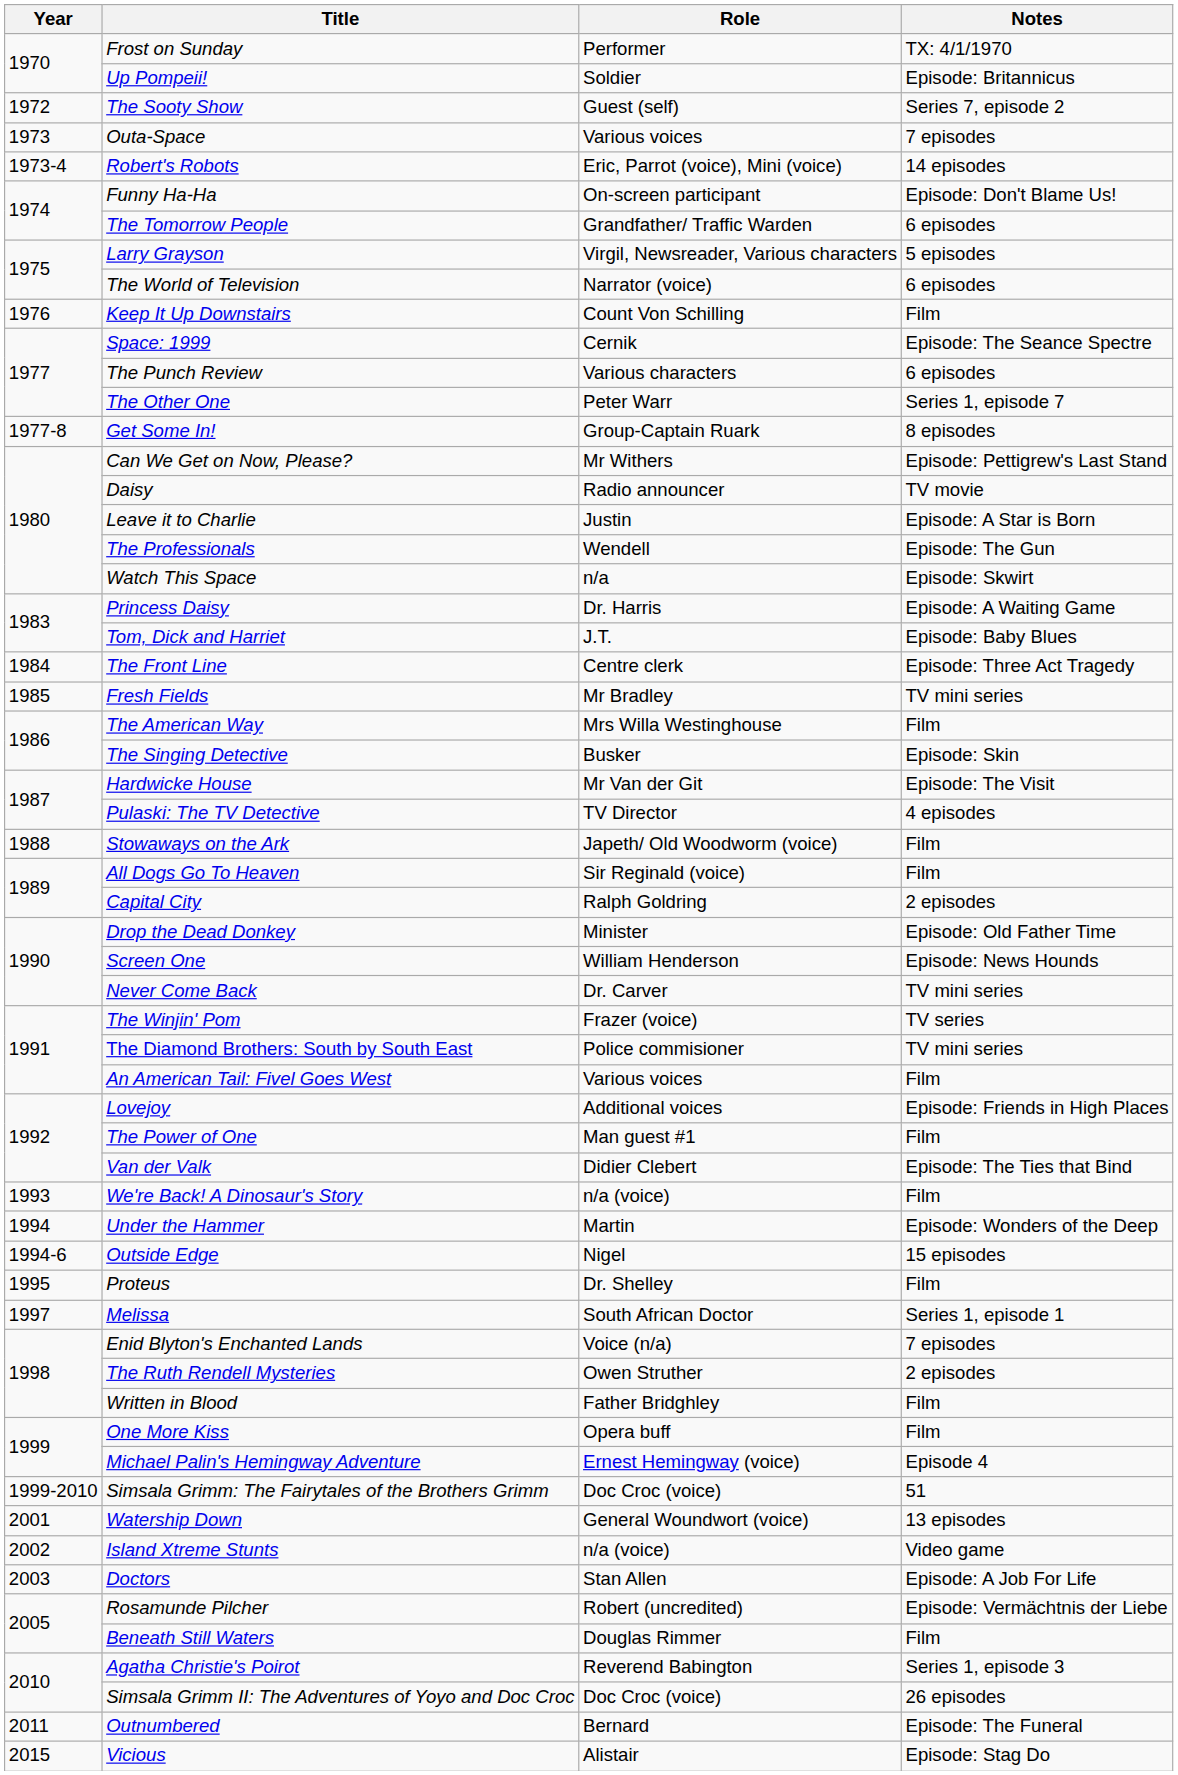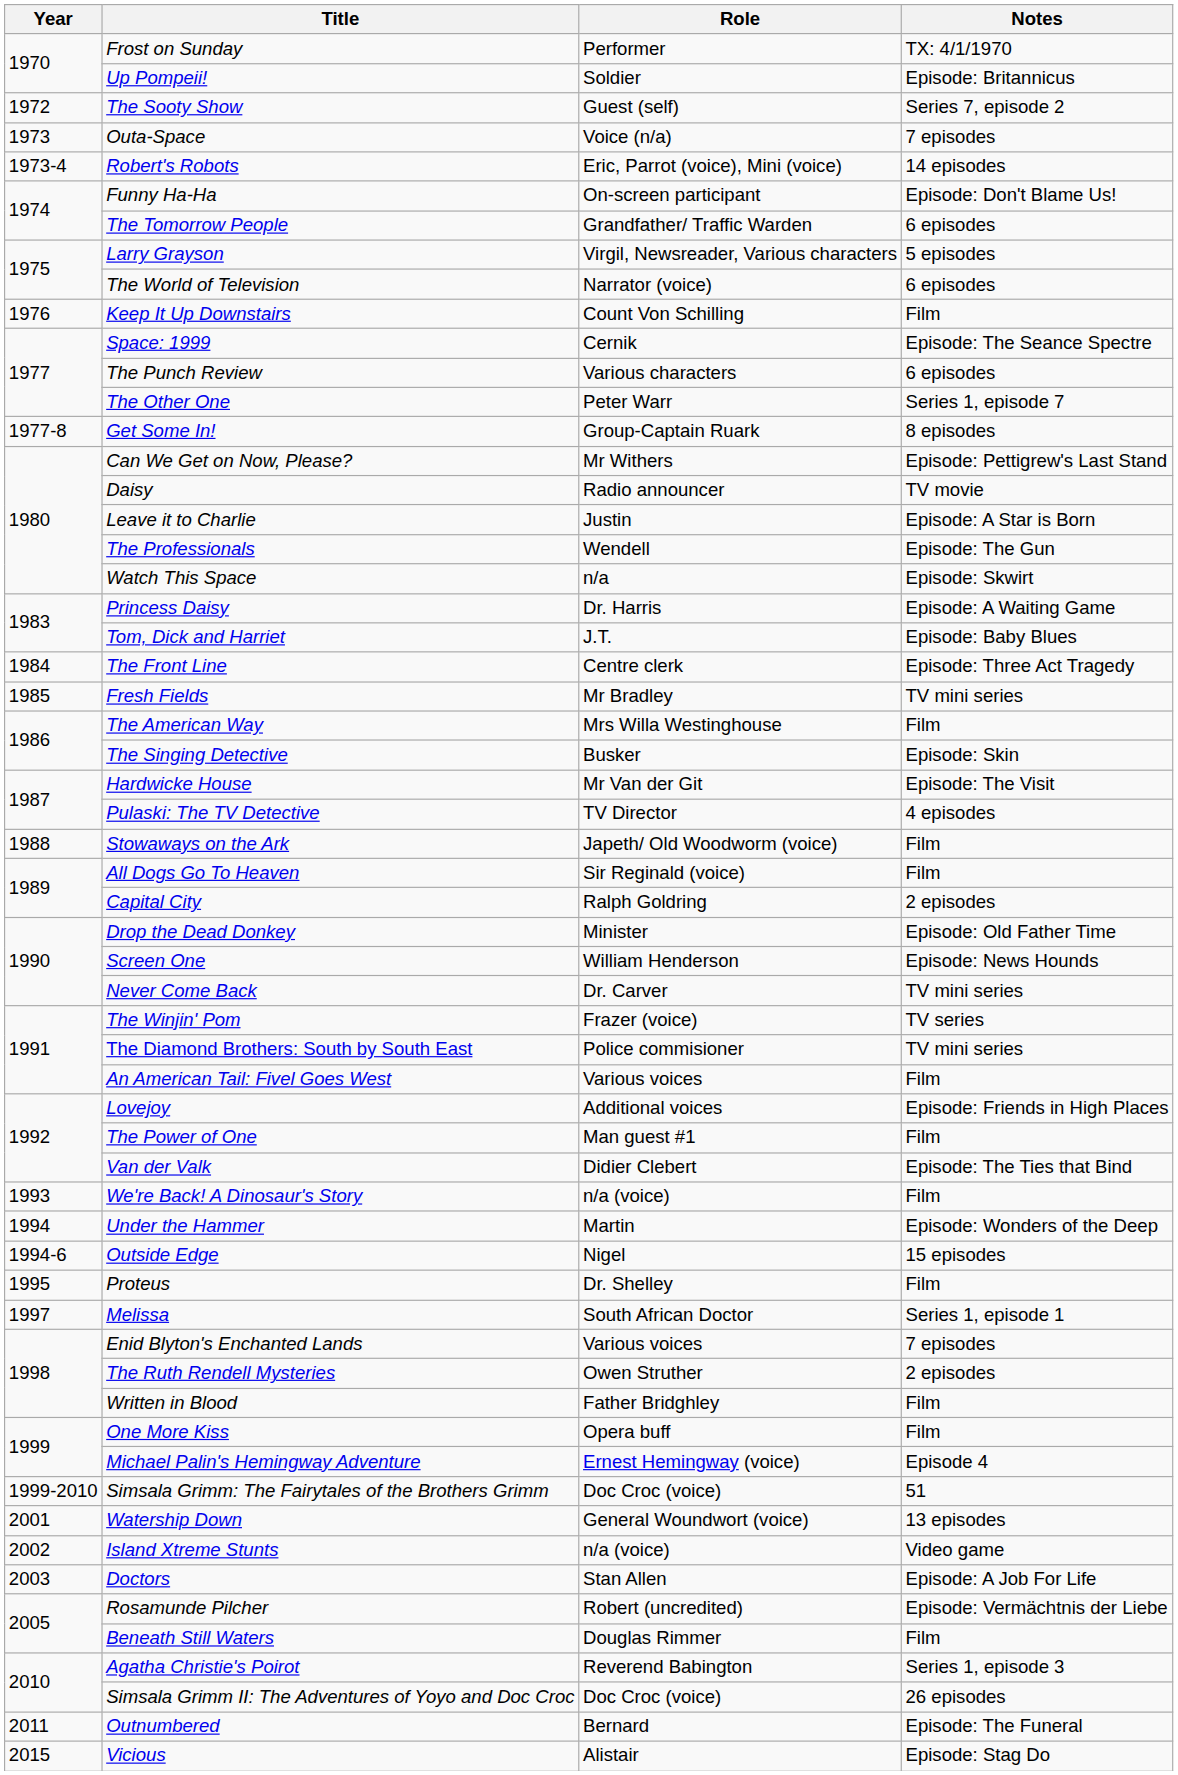(643, 136) Various voices -> (627, 136) Voice (n/a)
(627, 1343) Voice (n/a) -> (643, 1343) Various voices
